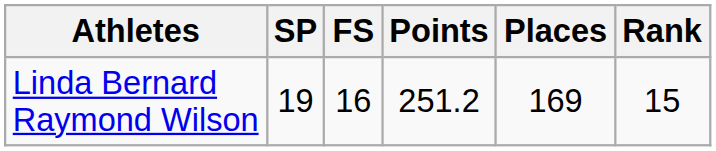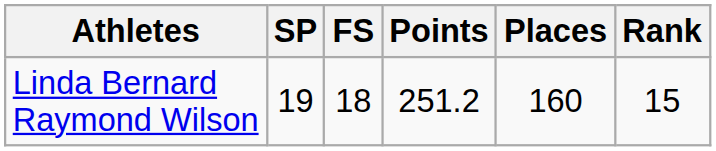(353, 101) 16 -> (353, 101) 18
(556, 101) 169 -> (556, 101) 160
